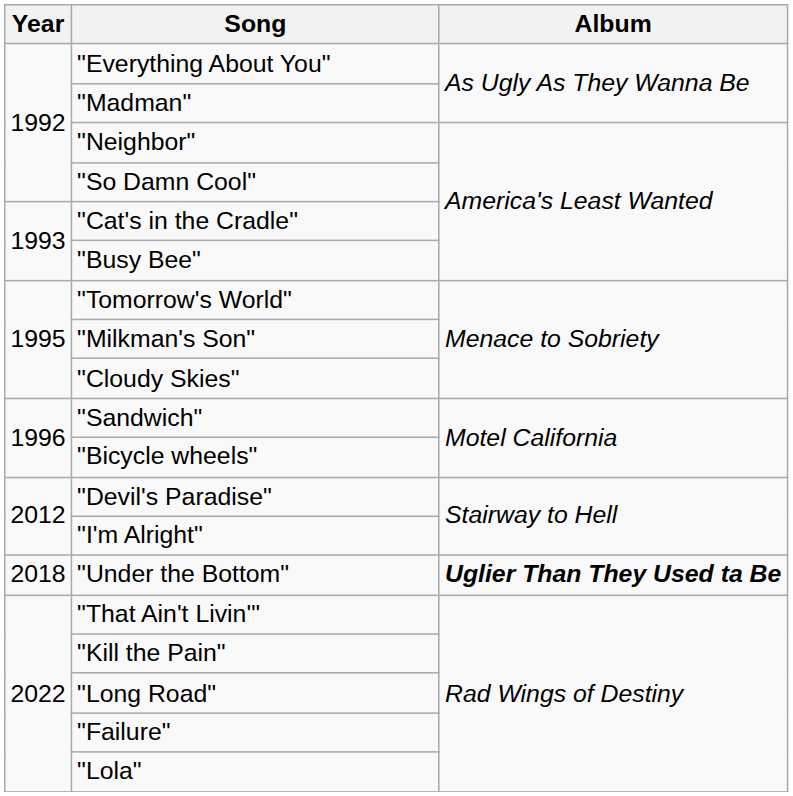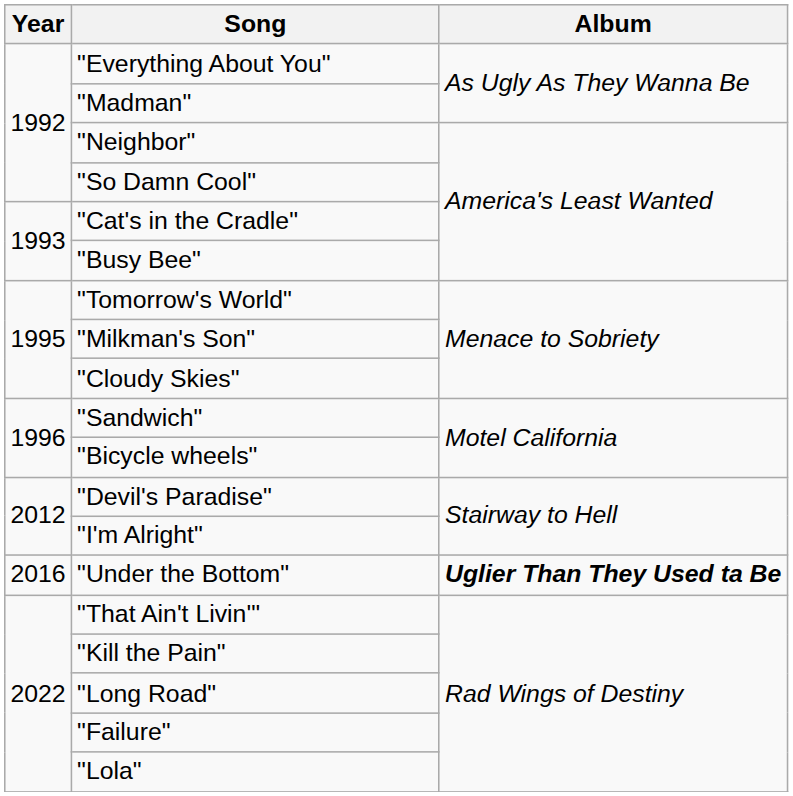(38, 574) 2018 -> (38, 574) 2016
